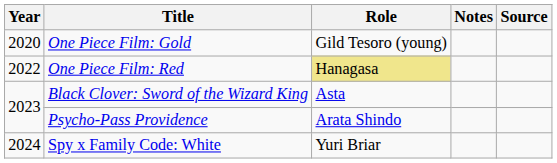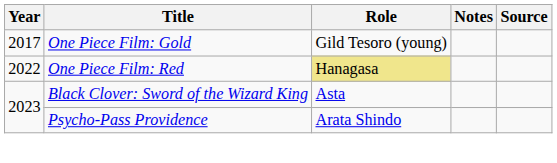(24, 42) 2020 -> (24, 42) 2017
- row: (134, 145)
